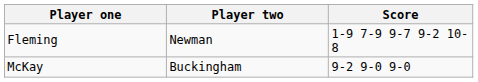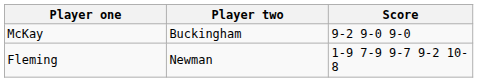rows swapped: (25, 67) <-> (33, 41)
